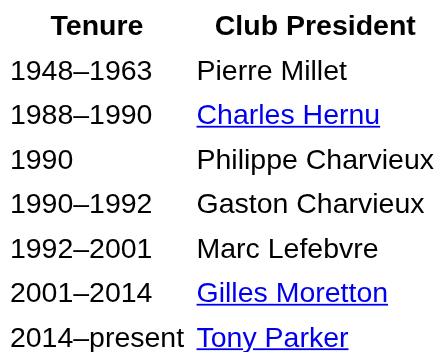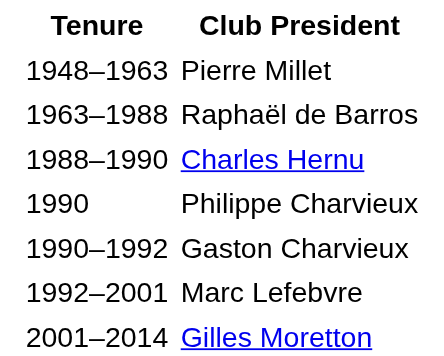+ row: (299, 114)
- row: (273, 337)
